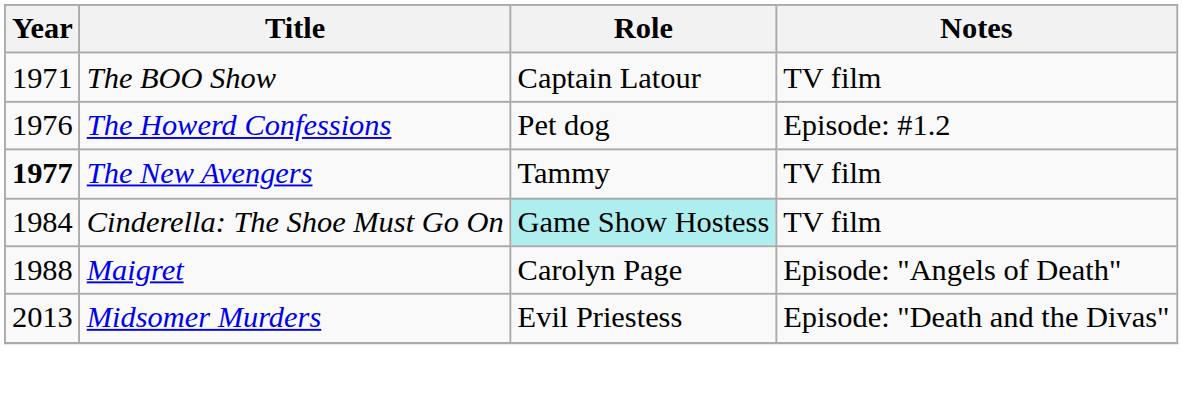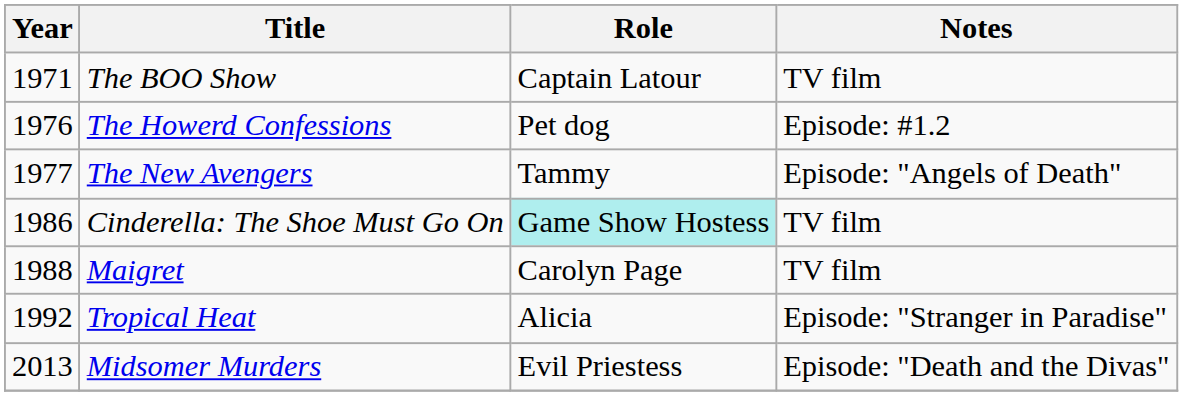(42, 173) bold -> (42, 173) normal
(832, 173) TV film -> (952, 173) Episode: "Angels of Death"
(42, 221) 1984 -> (42, 221) 1986
(952, 269) Episode: "Angels of Death" -> (832, 269) TV film
+ row: (171, 317)
